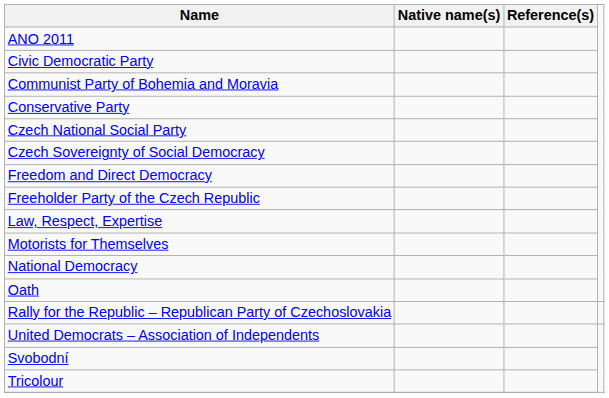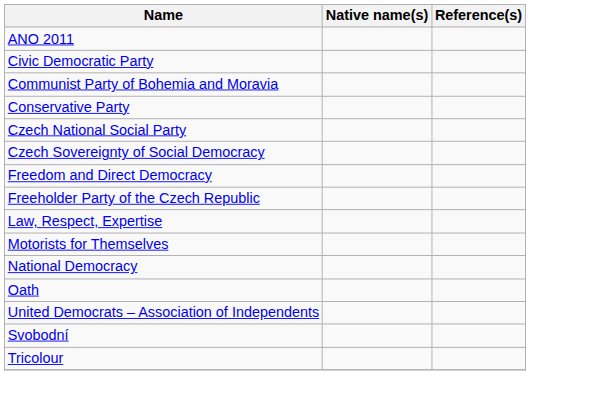- row: (199, 312)
